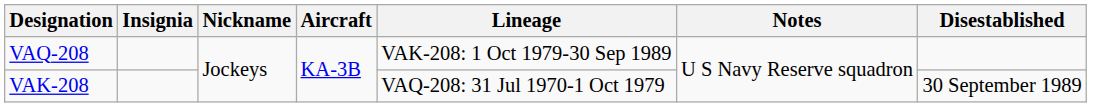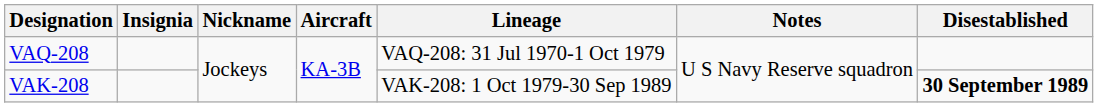(526, 53) VAK-208: 1 Oct 1979-30 Sep 1989 -> (523, 53) VAQ-208: 31 Jul 1970-1 Oct 1979
(523, 85) VAQ-208: 31 Jul 1970-1 Oct 1979 -> (526, 85) VAK-208: 1 Oct 1979-30 Sep 1989
(1002, 85) normal -> (1005, 85) bold
